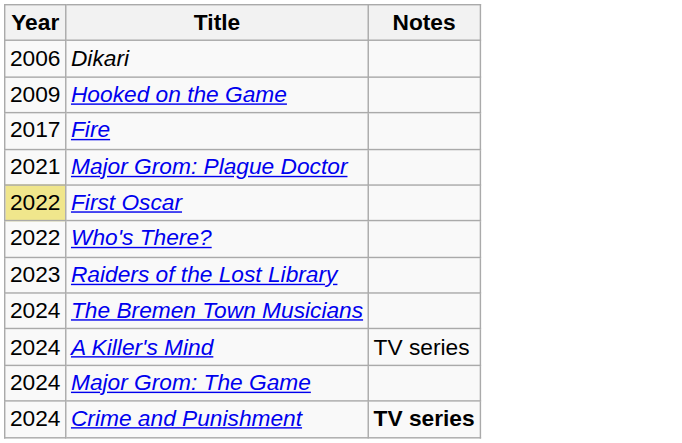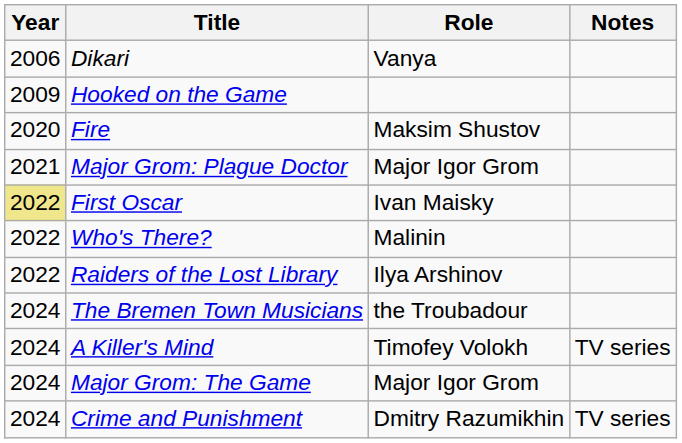+ column: (469, 22)
(35, 130) 2017 -> (35, 130) 2020
(35, 274) 2023 -> (35, 274) 2022
(424, 418) bold -> (623, 418) normal
